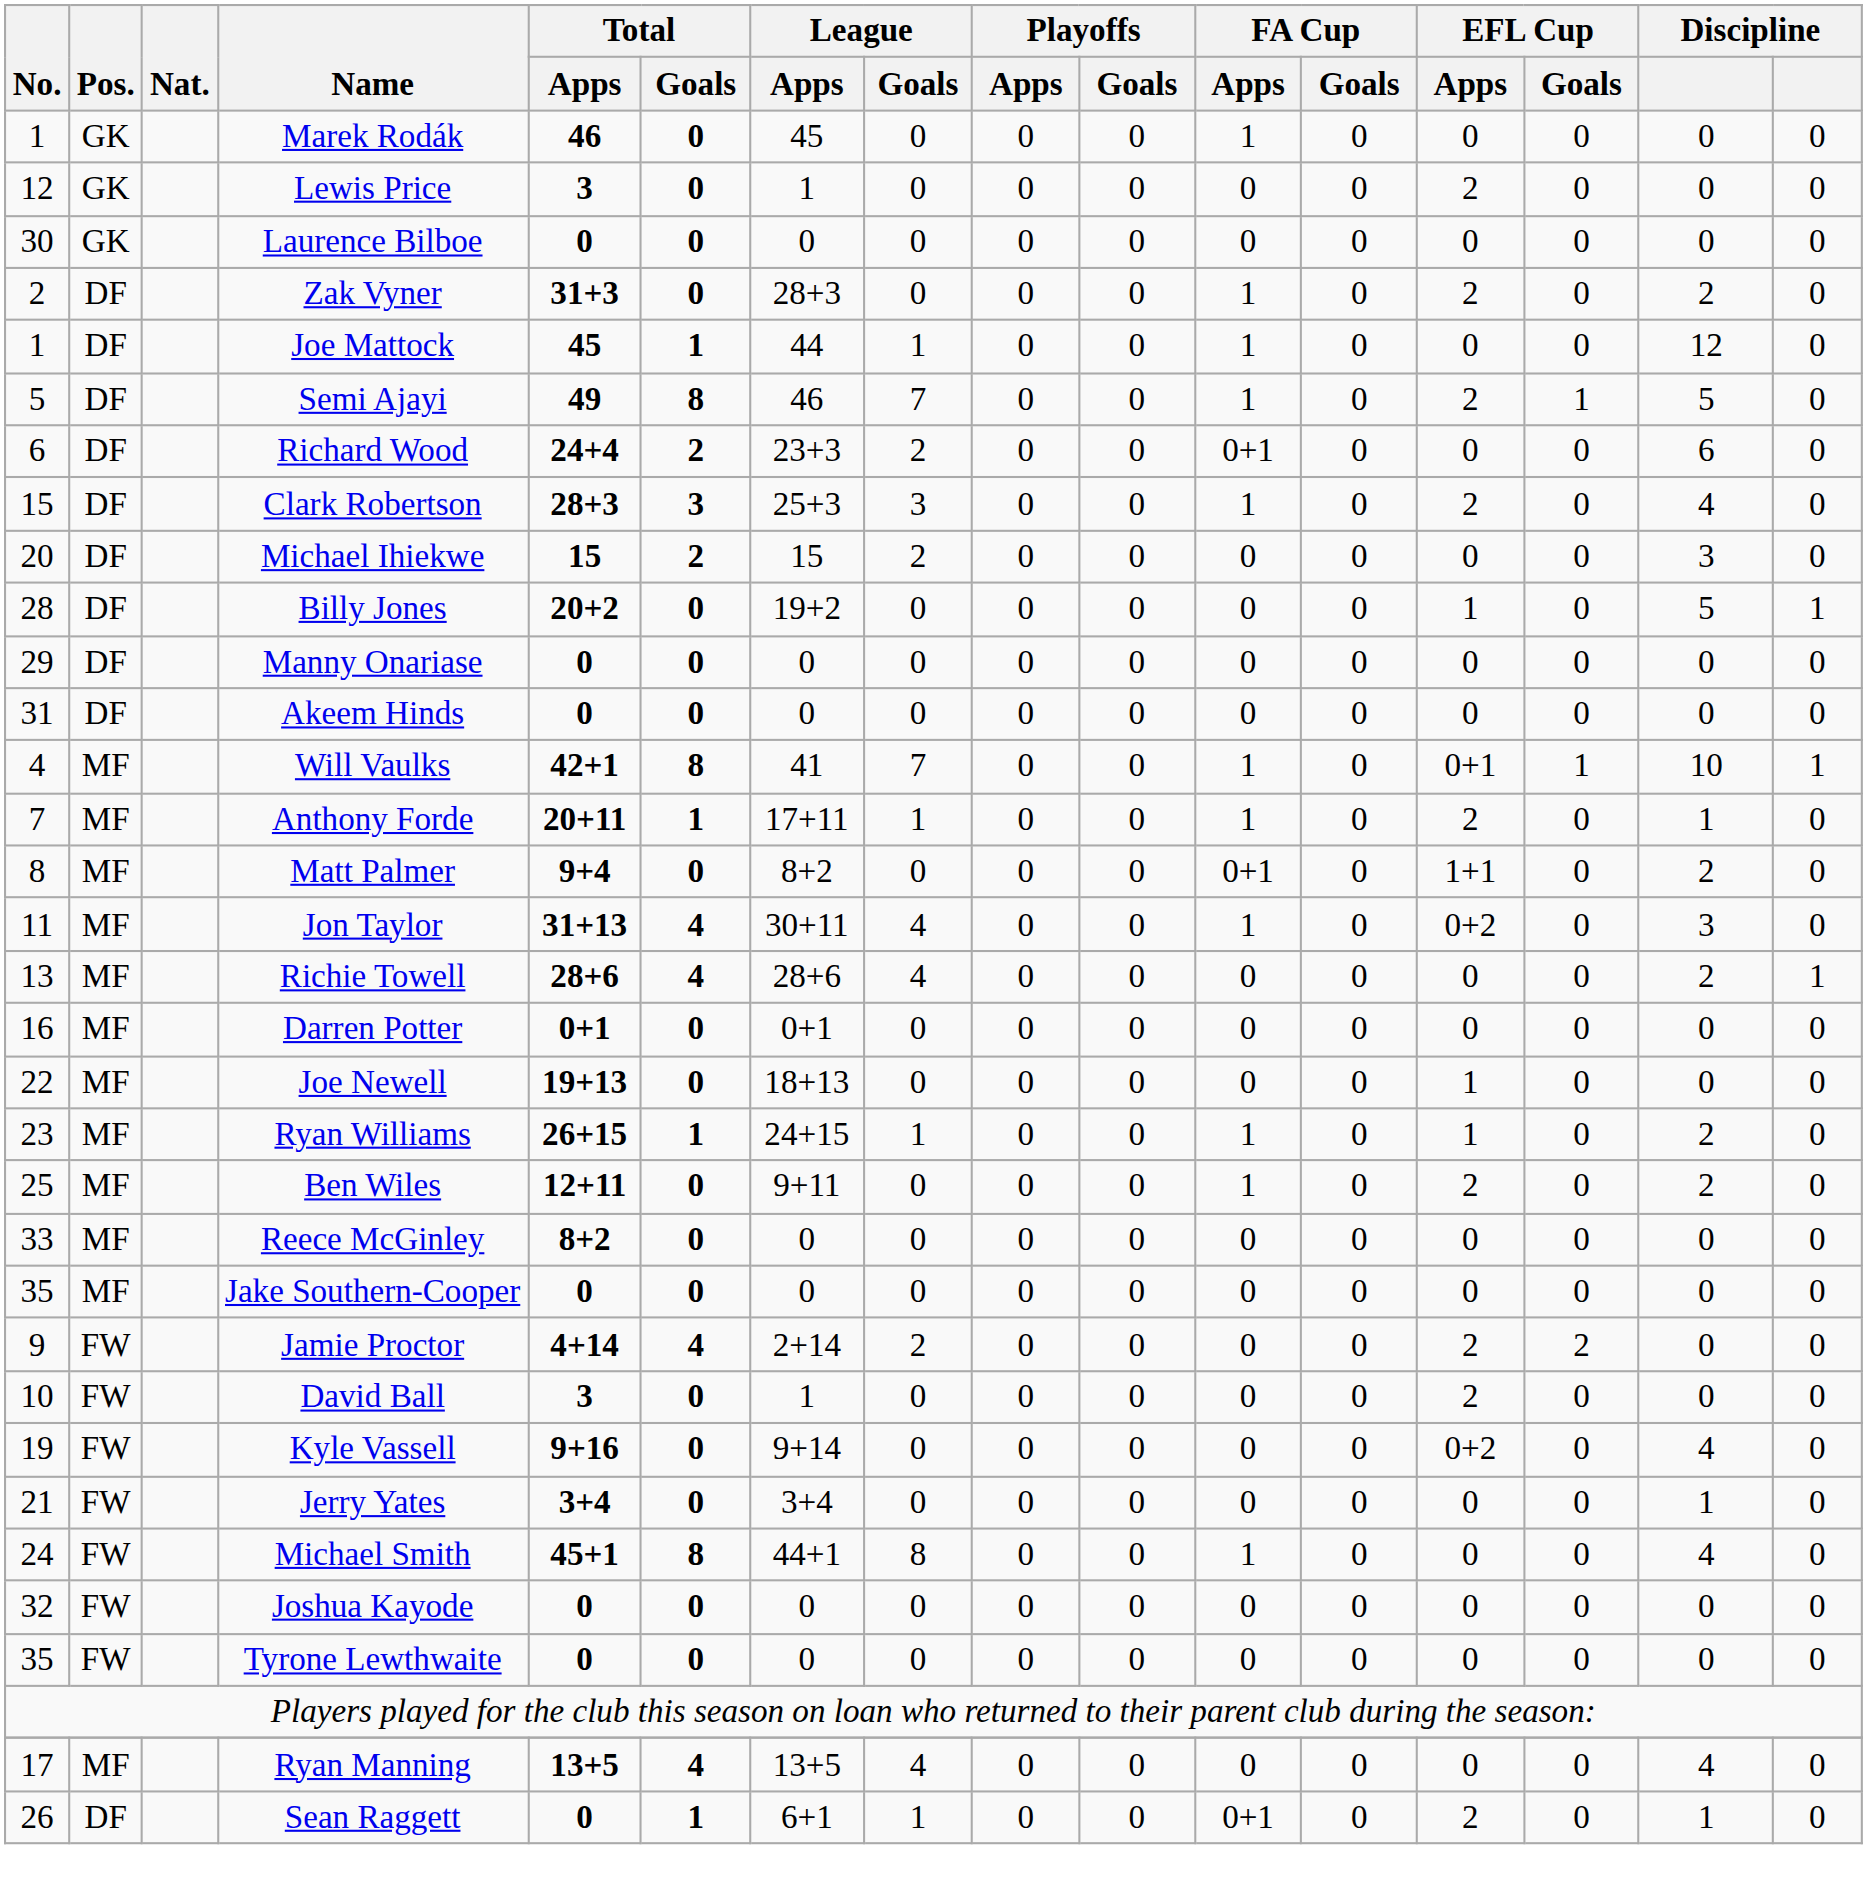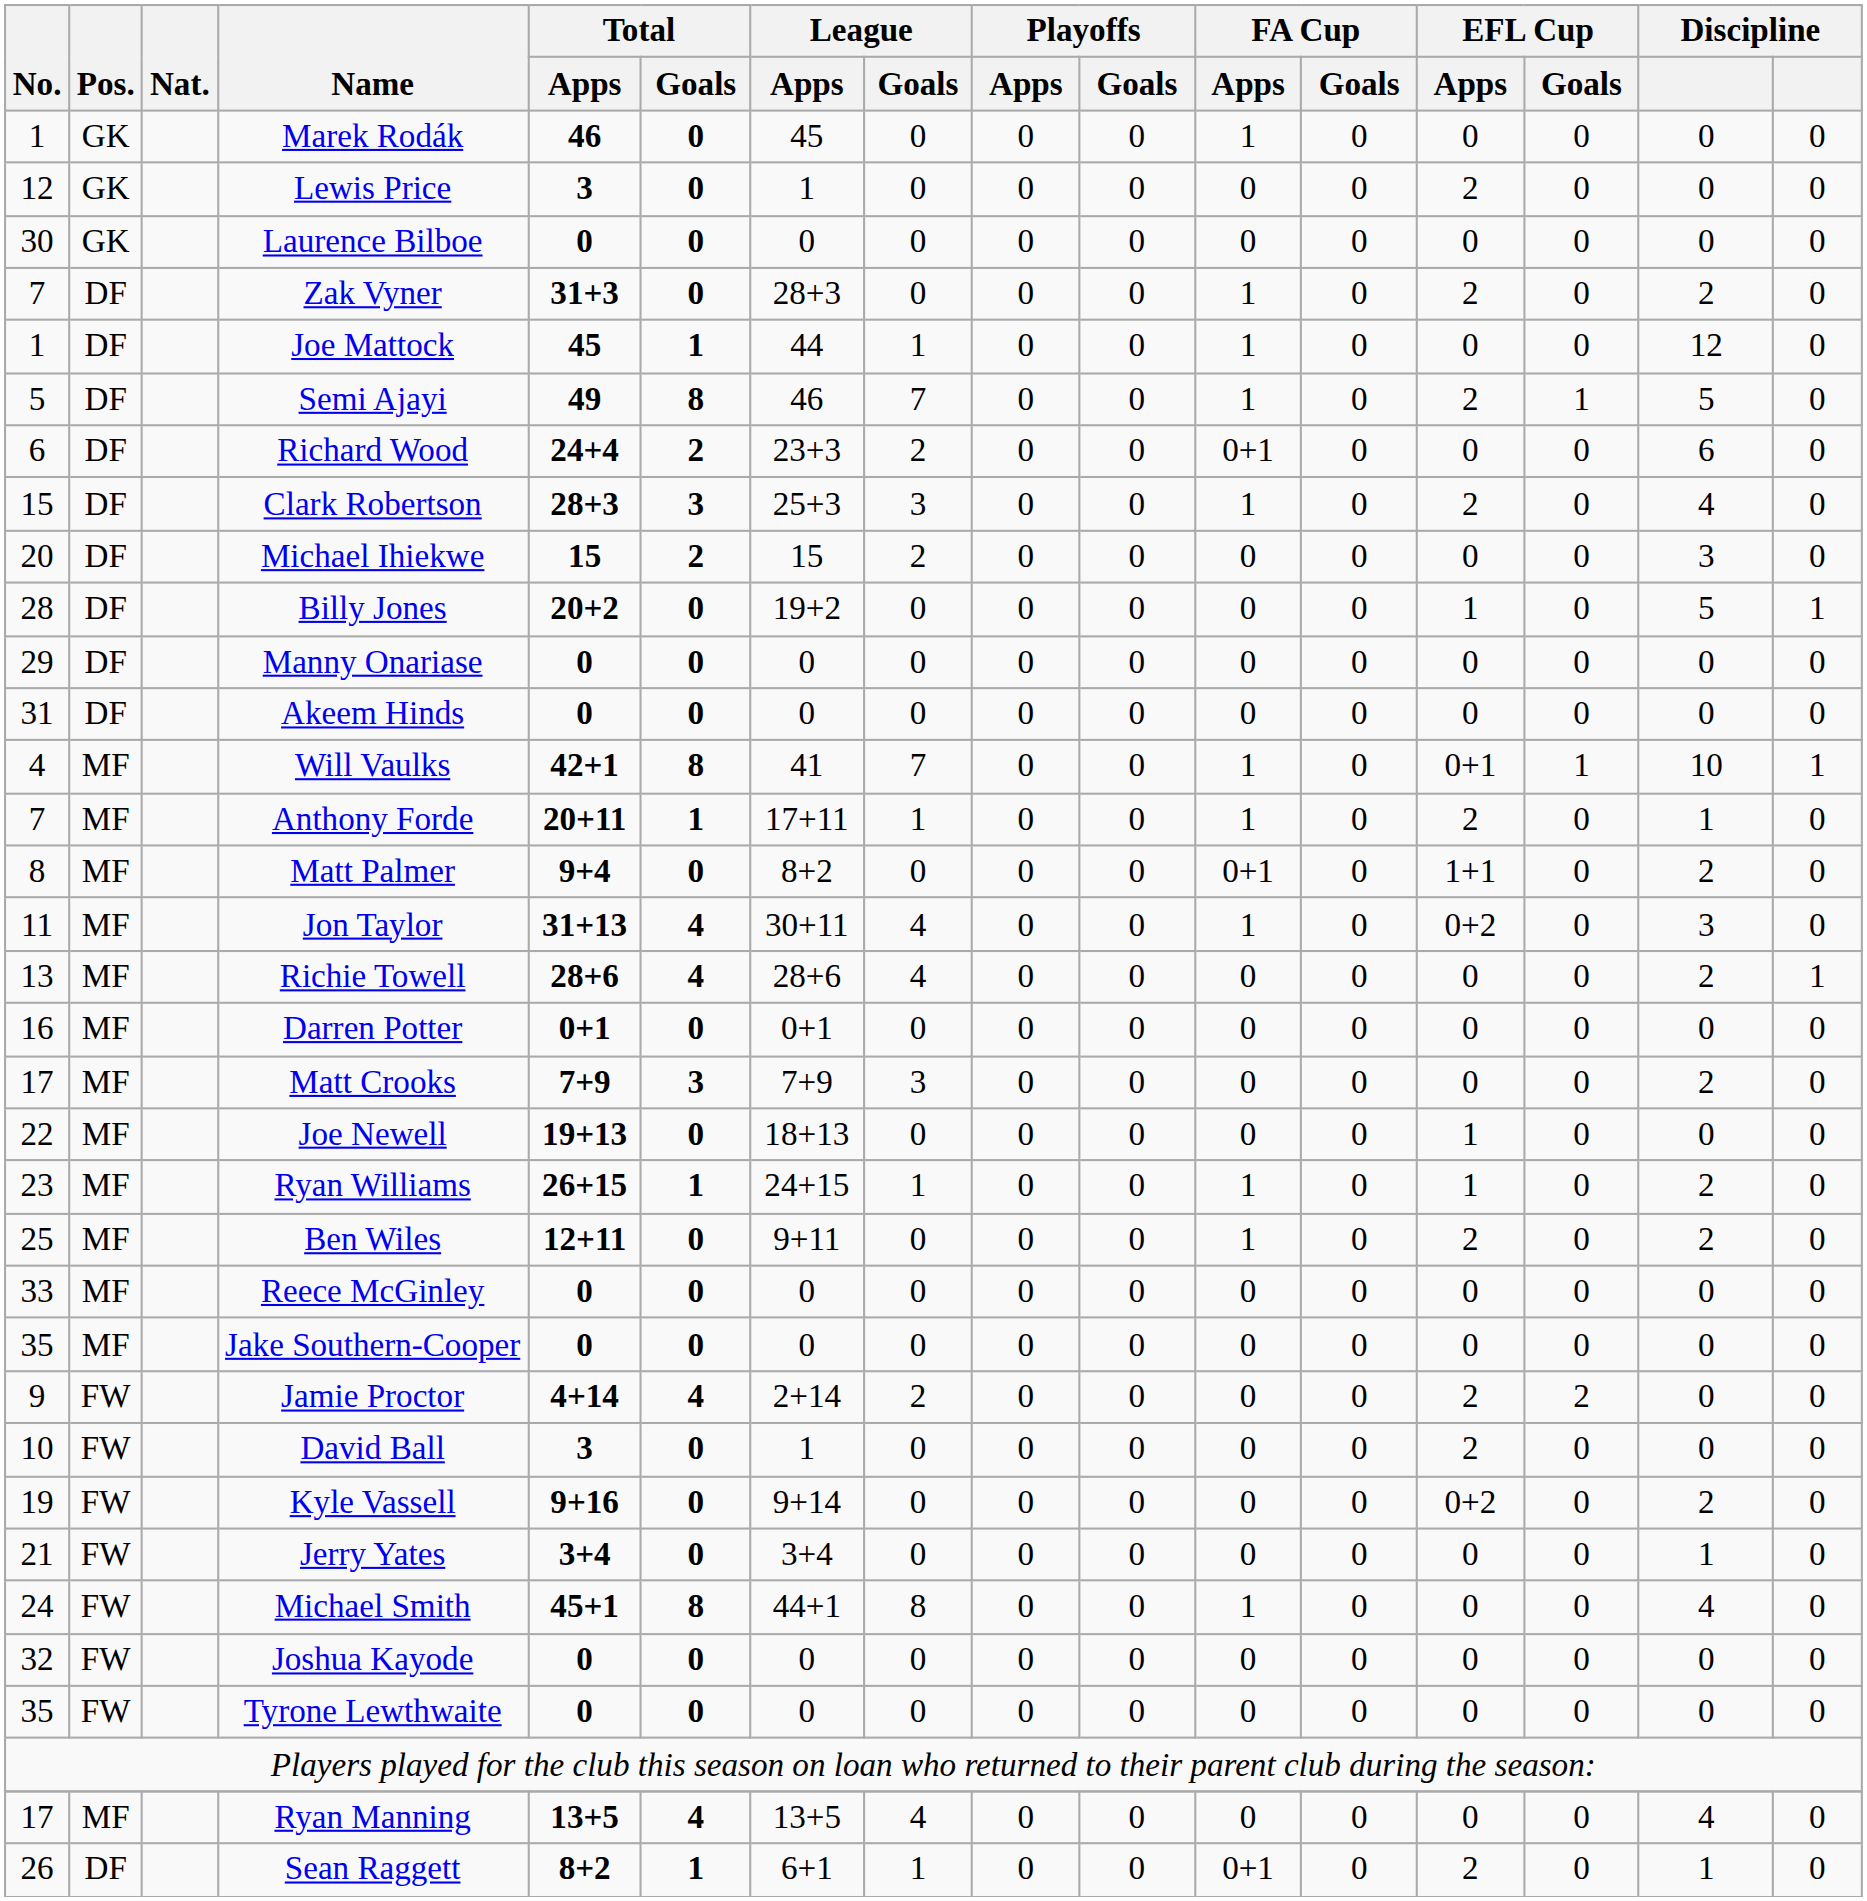(37, 293) 2 -> (37, 293) 7
+ row: (373, 1081)
(585, 1238) 8+2 -> (585, 1291) 0
(1706, 1448) 4 -> (1706, 1501) 2
(585, 1816) 0 -> (585, 1869) 8+2
